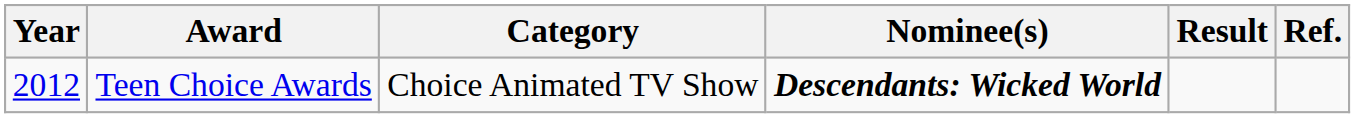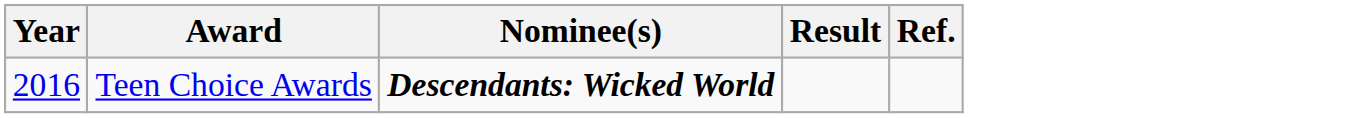- column: (573, 31)
(46, 84) 2012 -> (46, 84) 2016
